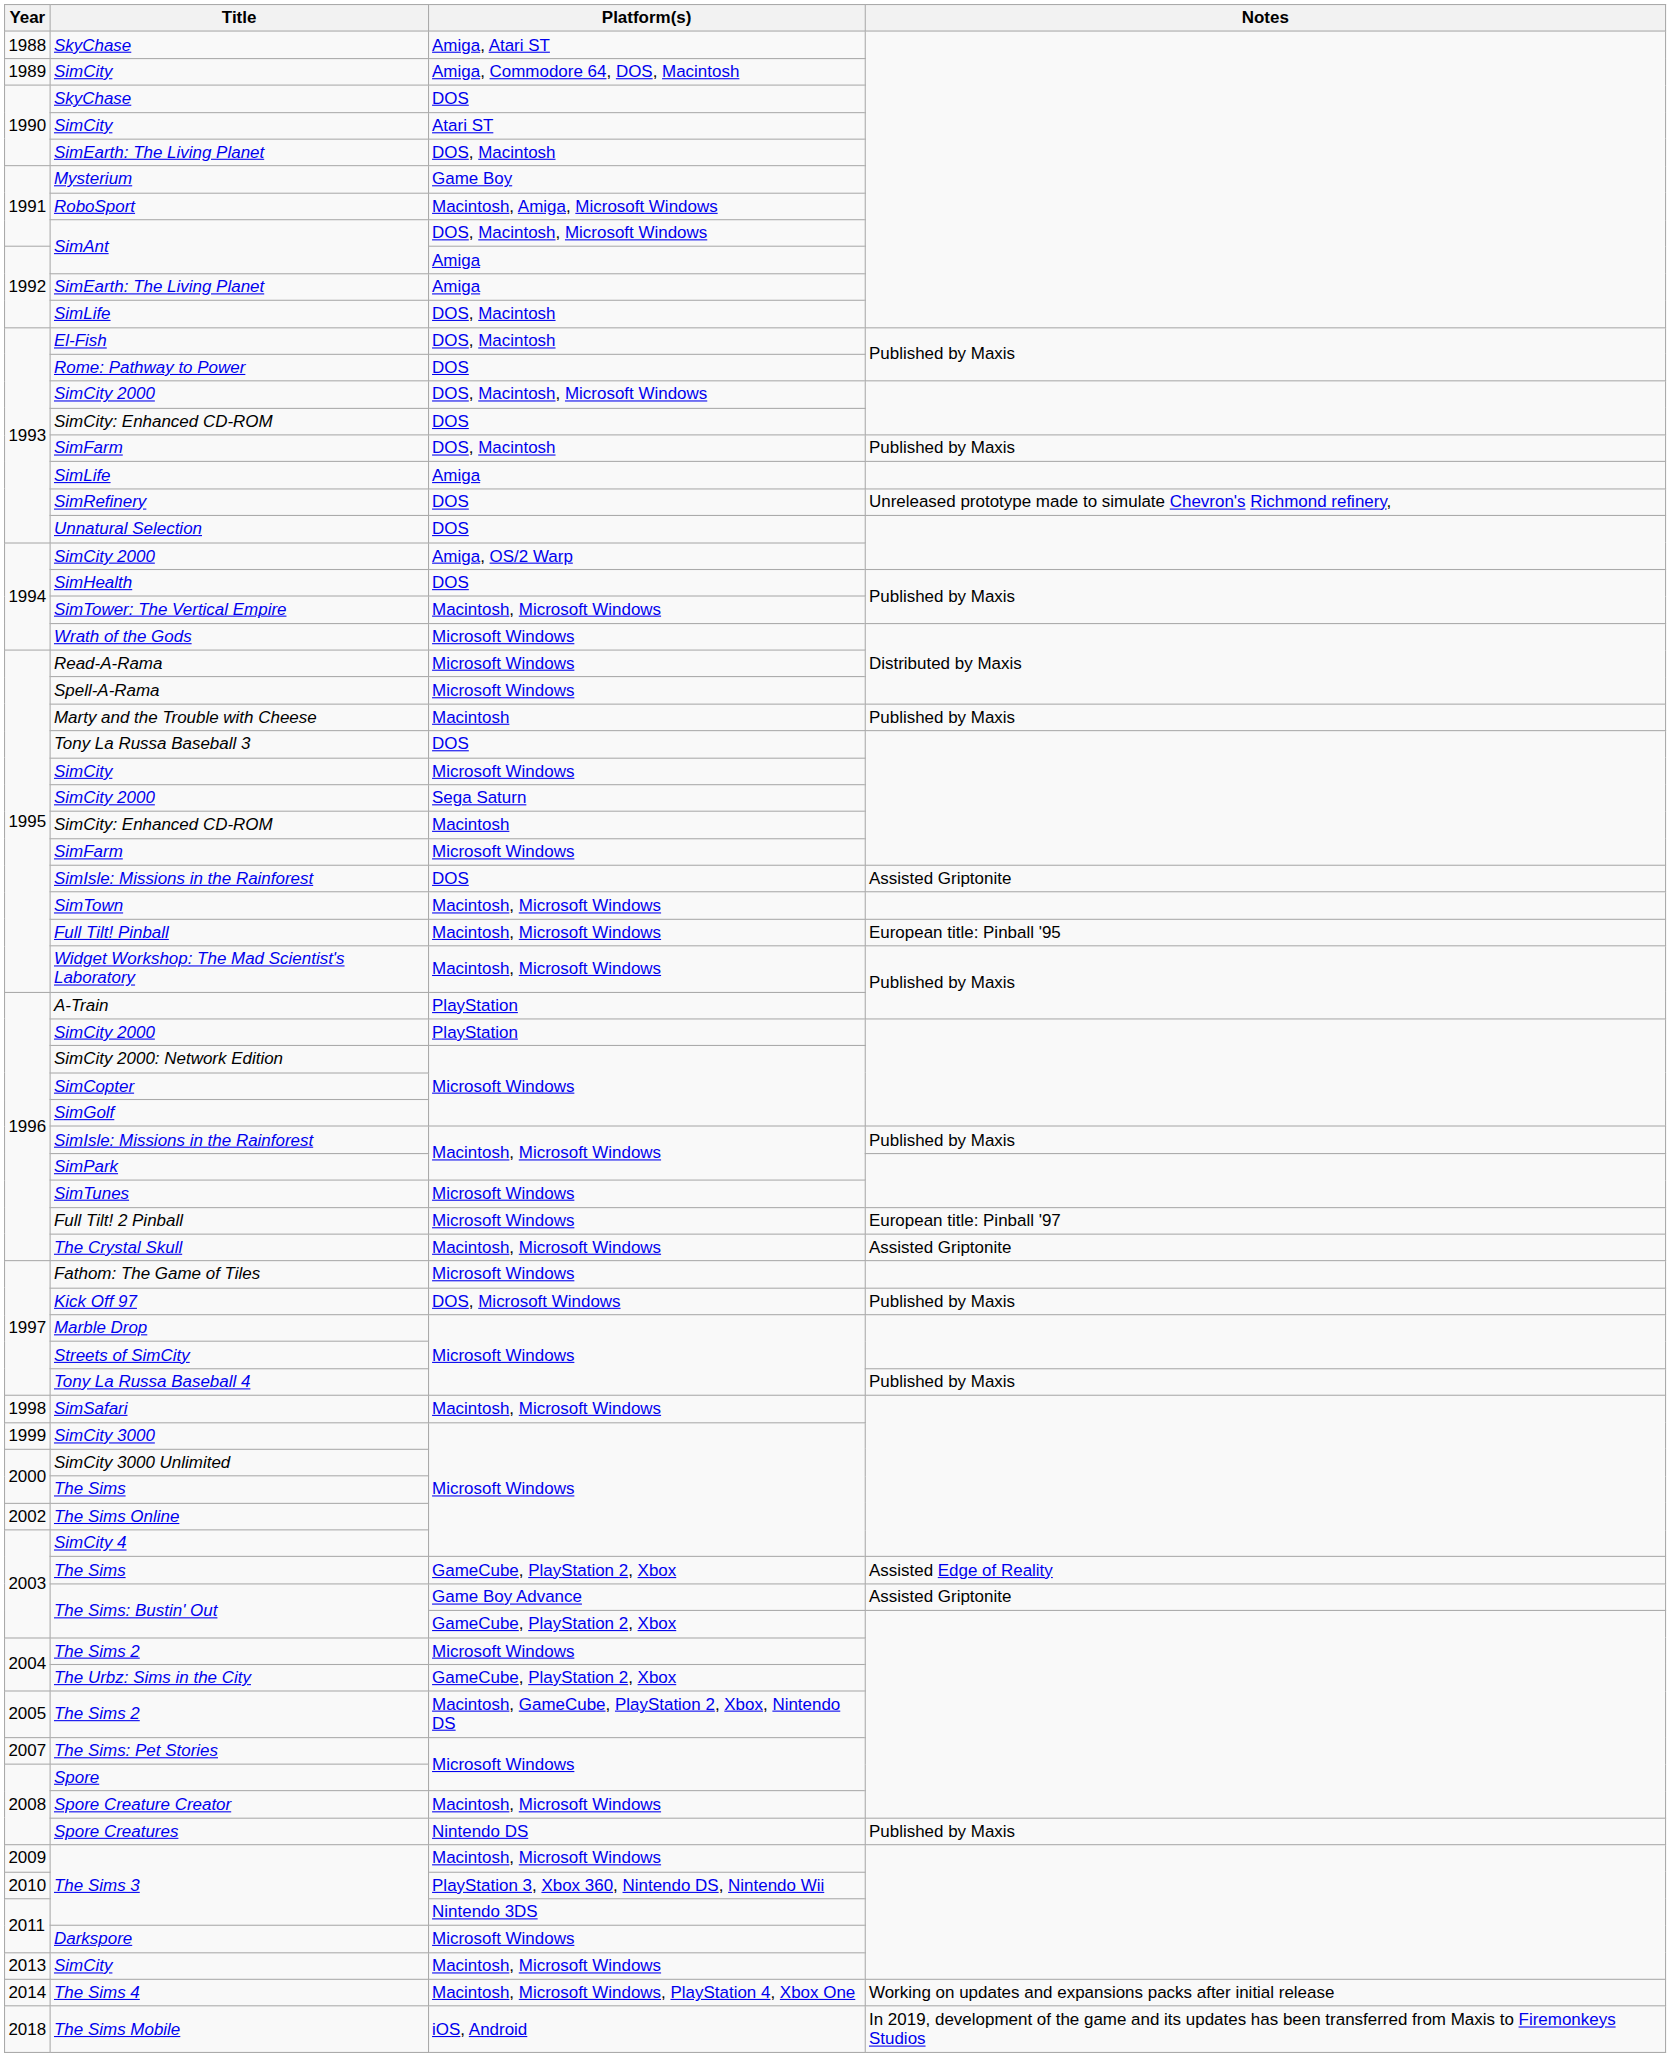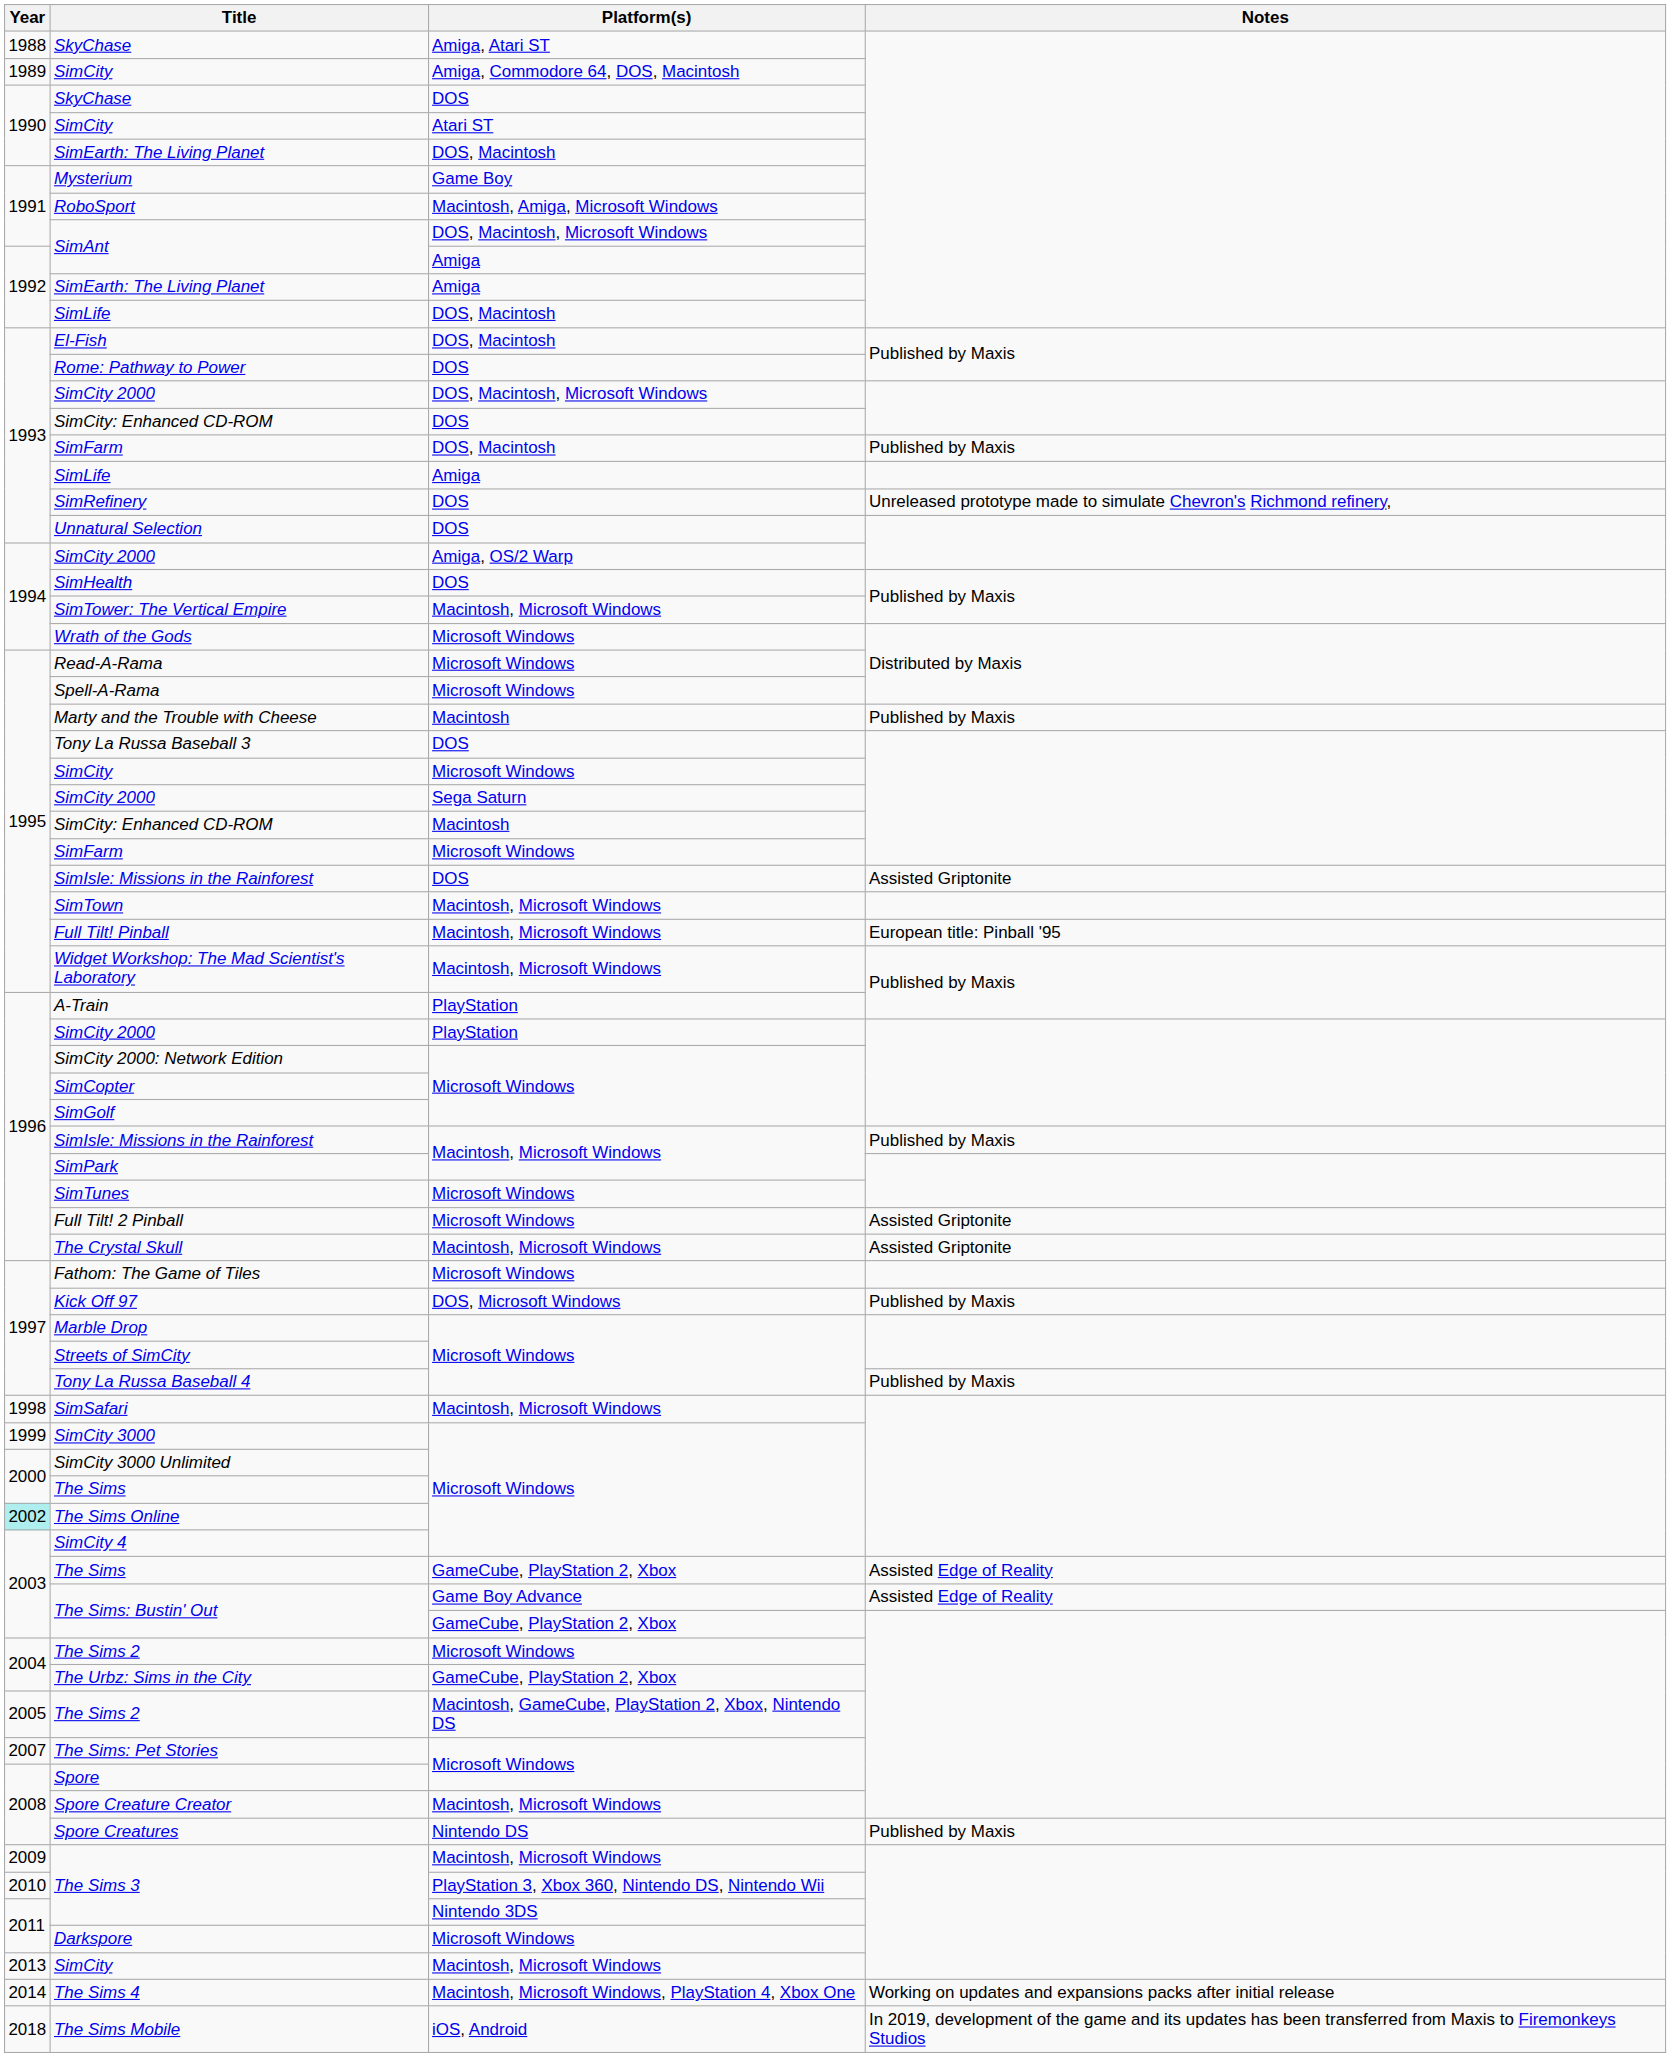(965, 1220) European title: Pinball '97 -> (940, 1220) Assisted Griptonite
(27, 1516) no background -> (27, 1516) paleturquoise background
(940, 1597) Assisted Griptonite -> (961, 1597) Assisted Edge of Reality
